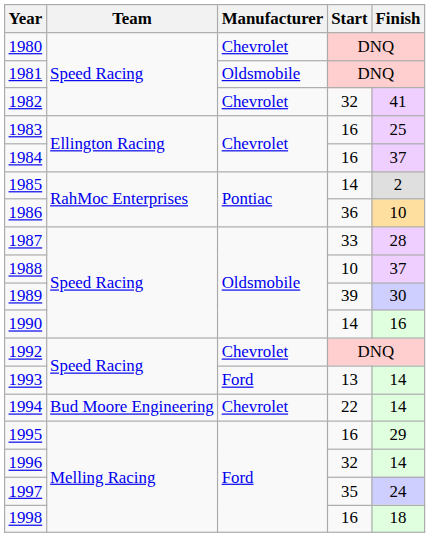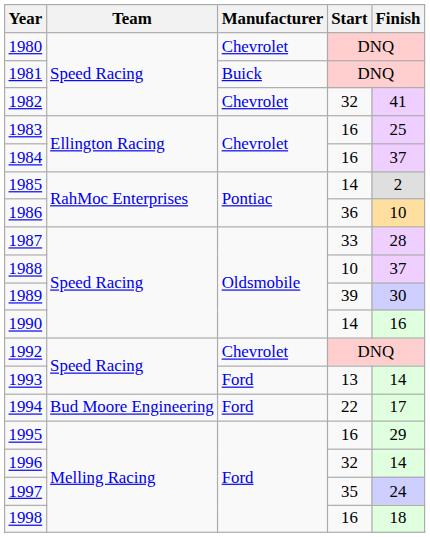(261, 74) Oldsmobile -> (242, 74) Buick
(255, 407) Chevrolet -> (238, 407) Ford
(398, 407) 14 -> (398, 407) 17
